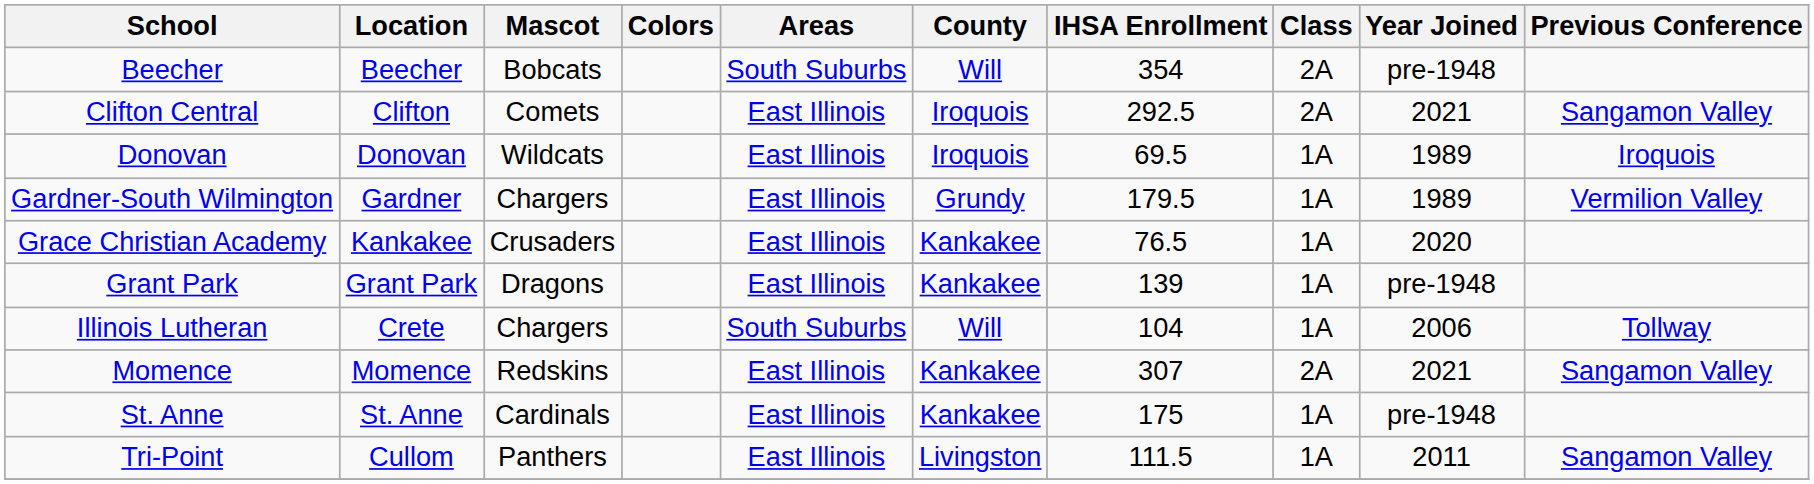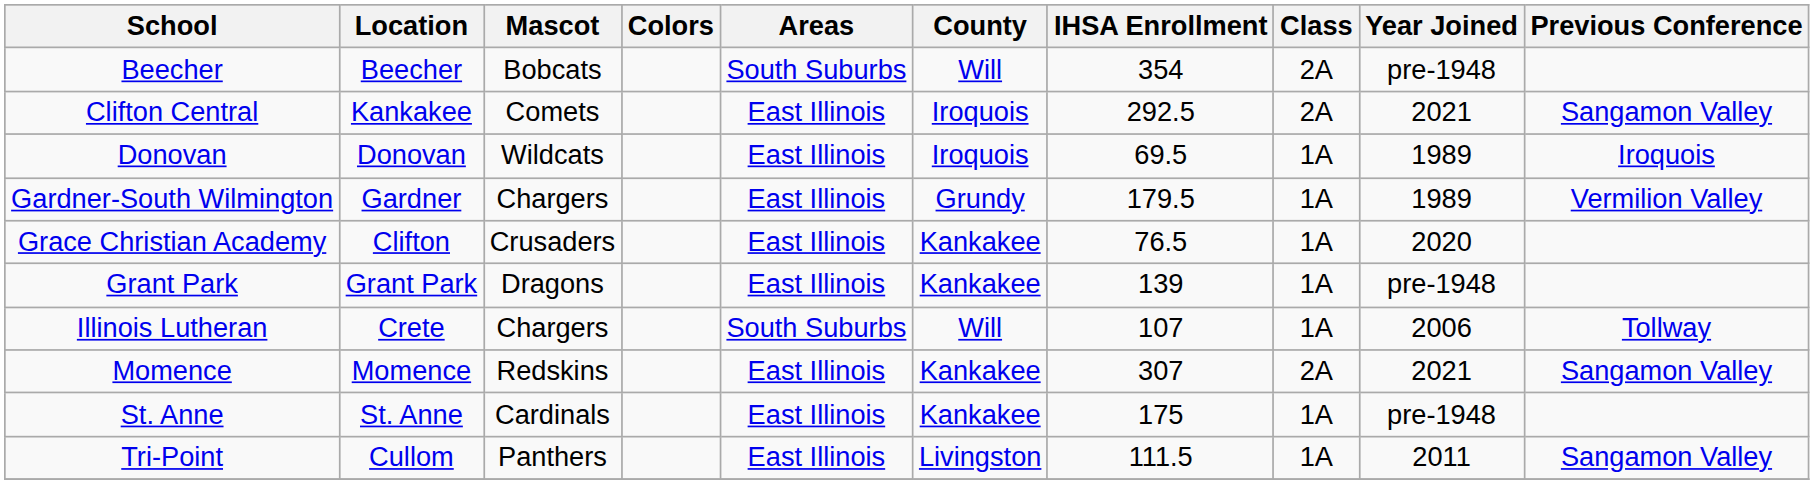(411, 112) Clifton -> (411, 112) Kankakee
(411, 241) Kankakee -> (411, 241) Clifton
(1161, 328) 104 -> (1161, 328) 107
